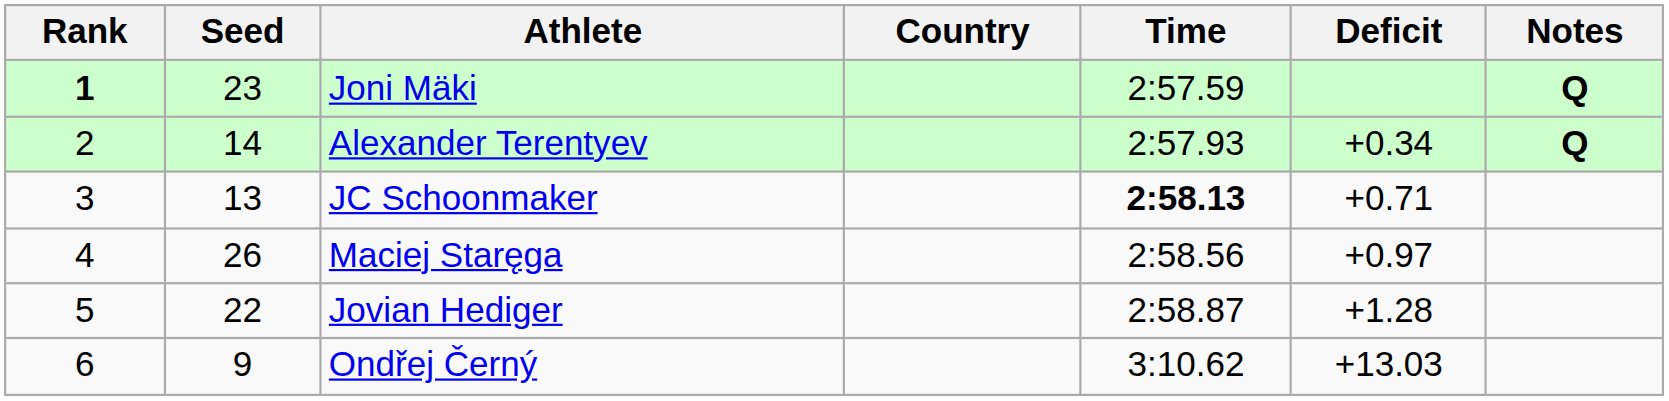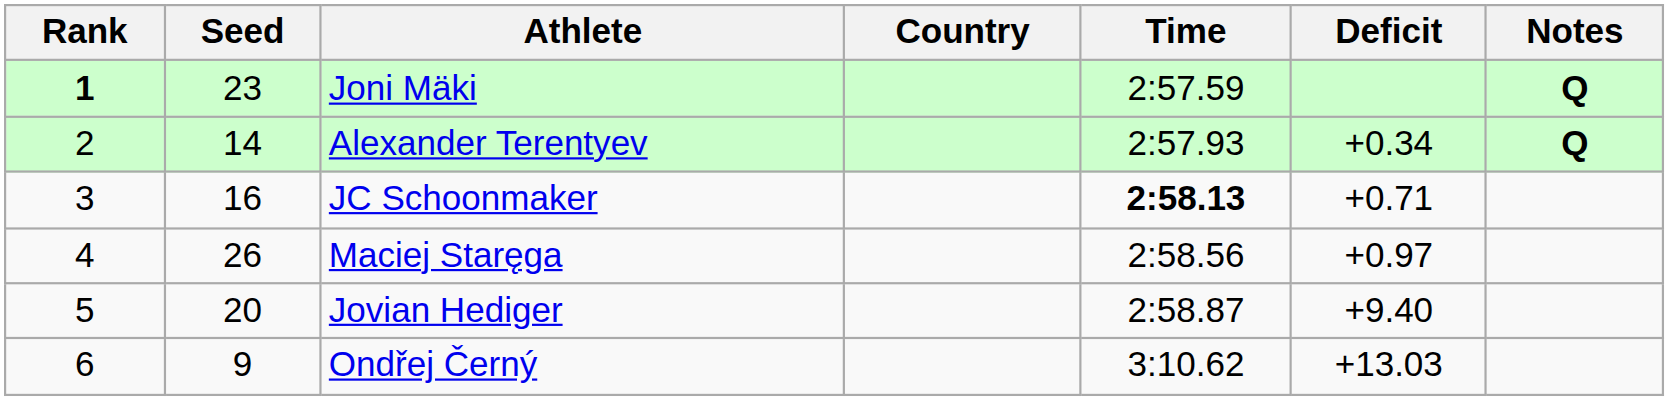(243, 198) 13 -> (243, 198) 16
(243, 310) 22 -> (243, 310) 20
(1389, 310) +1.28 -> (1389, 310) +9.40
